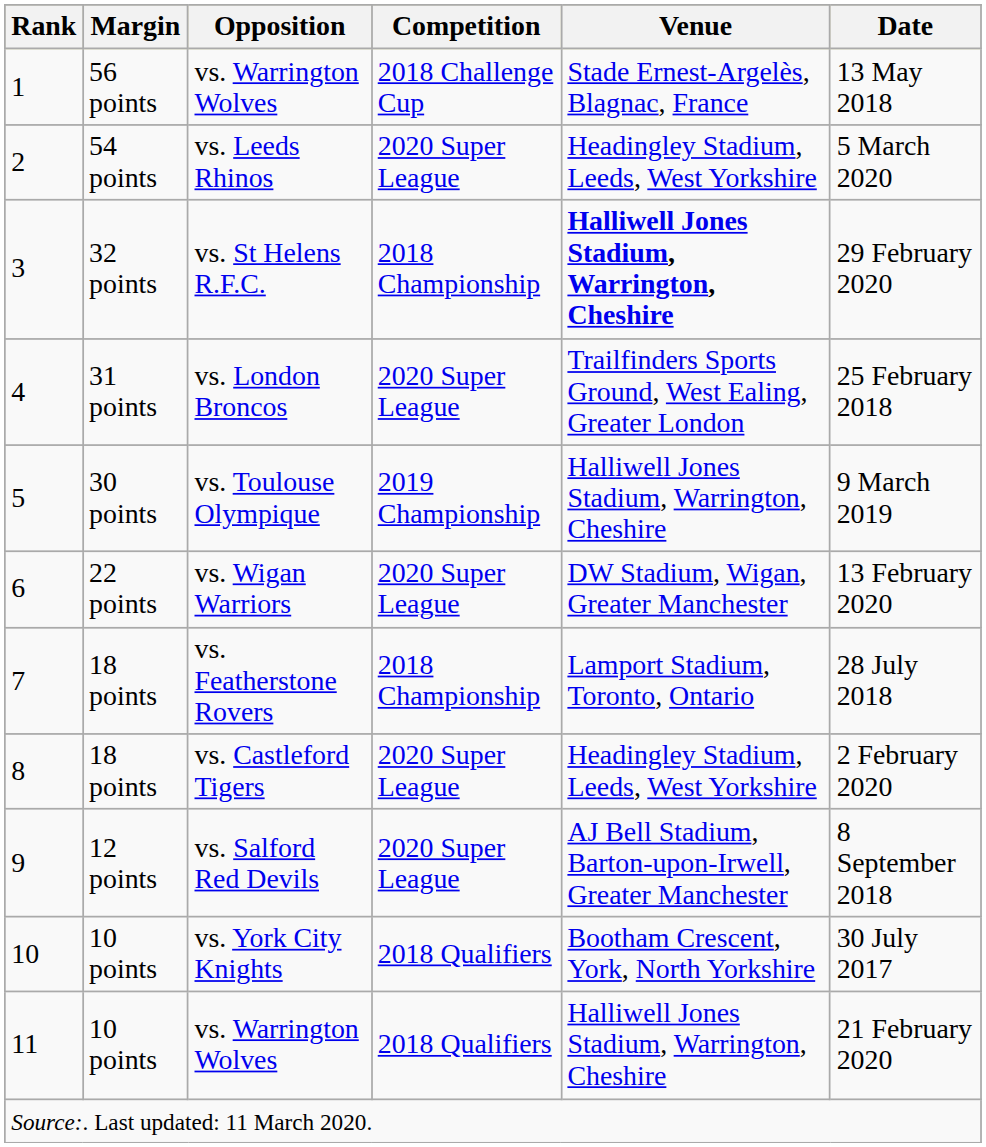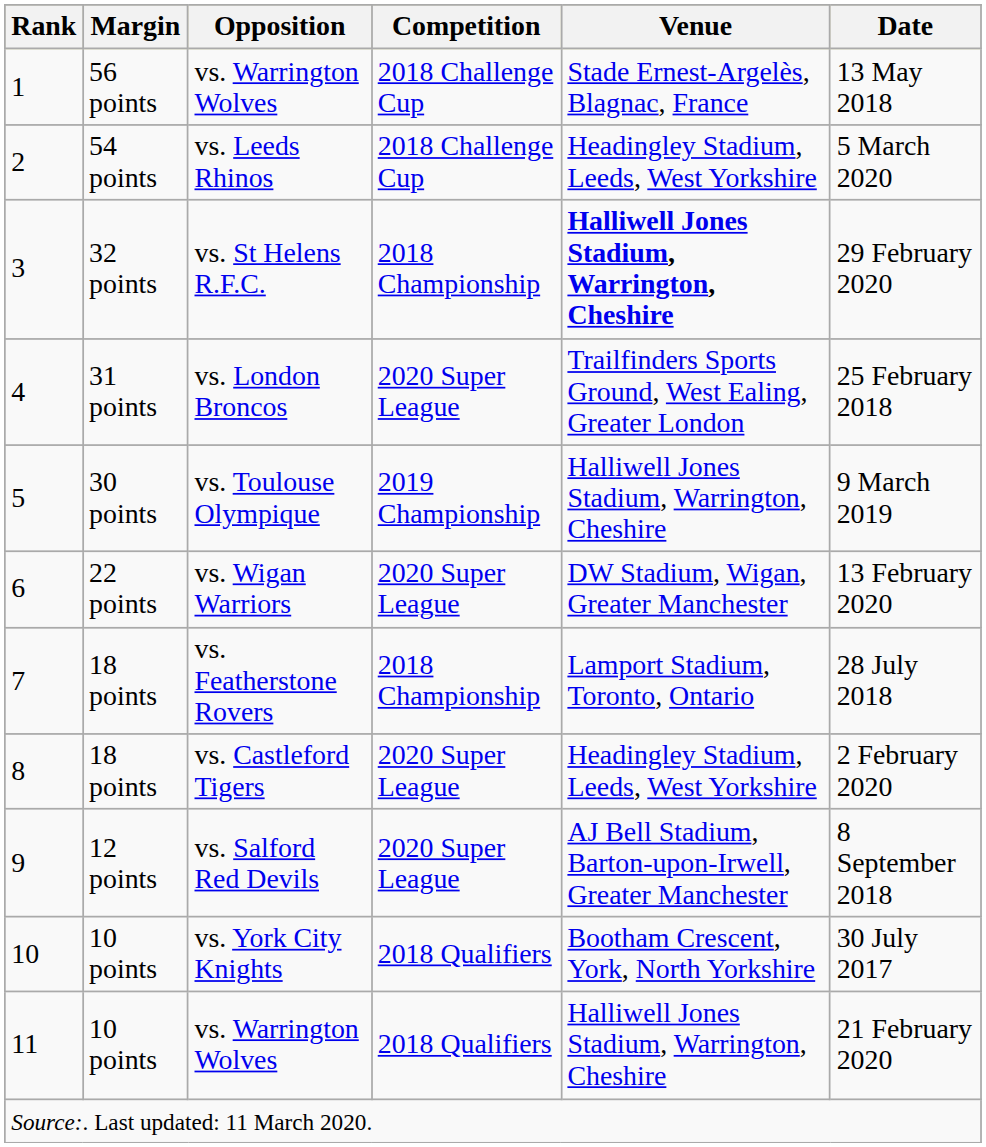(442, 161) 2020 Super League -> (466, 161) 2018 Challenge Cup
